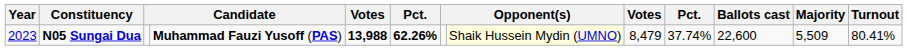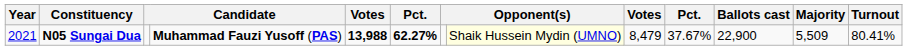(22, 35) 2023 -> (22, 35) 2021
(415, 35) 62.26% -> (415, 35) 62.27%
(689, 35) 37.74% -> (689, 35) 37.67%
(737, 35) 22,600 -> (737, 35) 22,900
